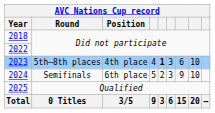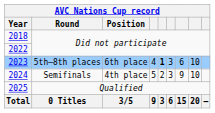(126, 62) 4th place -> (126, 62) 6th place
(126, 75) 6th place -> (126, 75) 4th place
